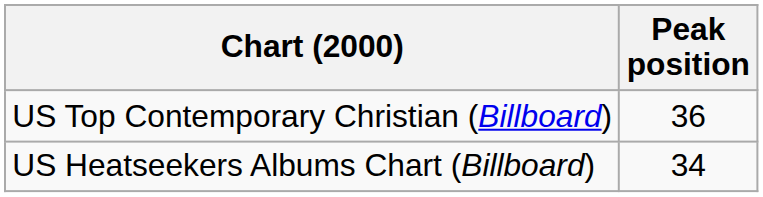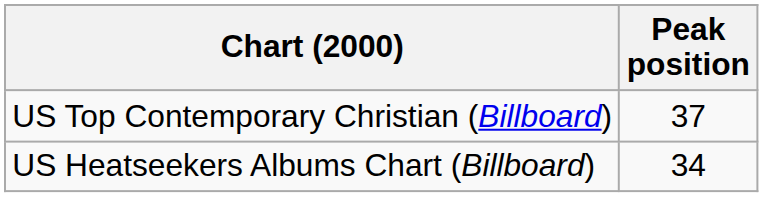(688, 115) 36 -> (688, 115) 37
